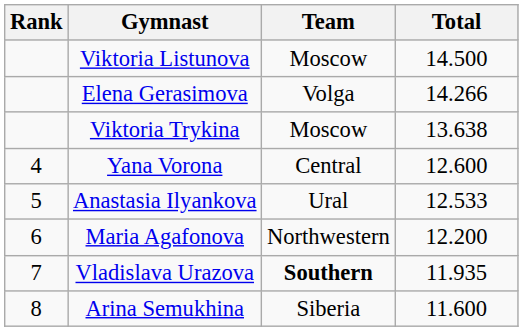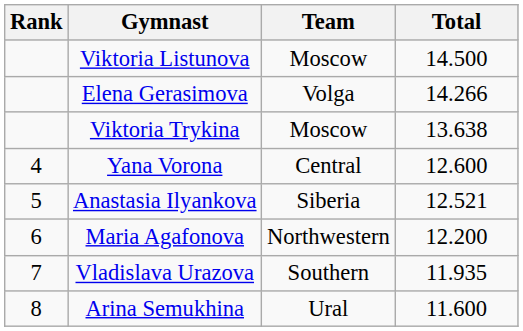(328, 201) Ural -> (328, 201) Siberia
(457, 201) 12.533 -> (457, 201) 12.521
(328, 272) bold -> (328, 272) normal
(328, 308) Siberia -> (328, 308) Ural
